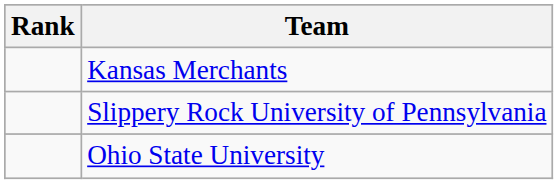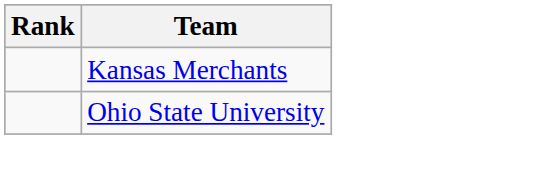- row: (317, 112)
